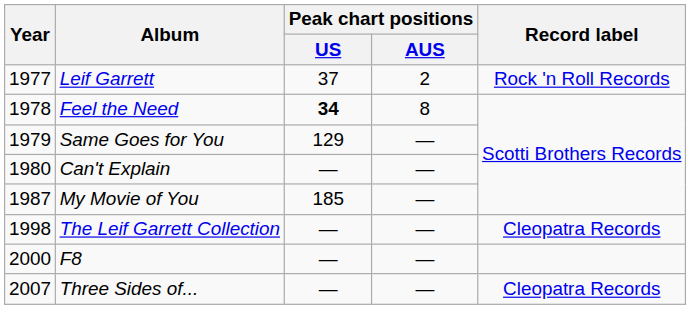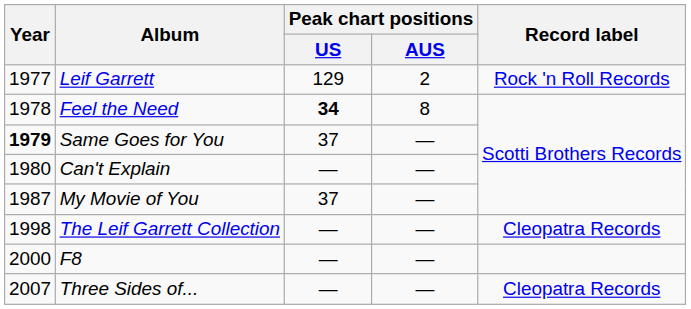(328, 79) 37 -> (328, 79) 129
(30, 139) normal -> (30, 139) bold
(328, 139) 129 -> (328, 139) 37
(328, 199) 185 -> (328, 199) 37
